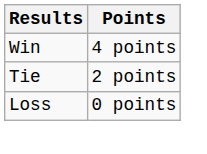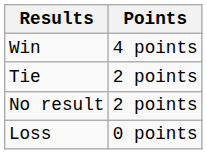+ row: (57, 106)
